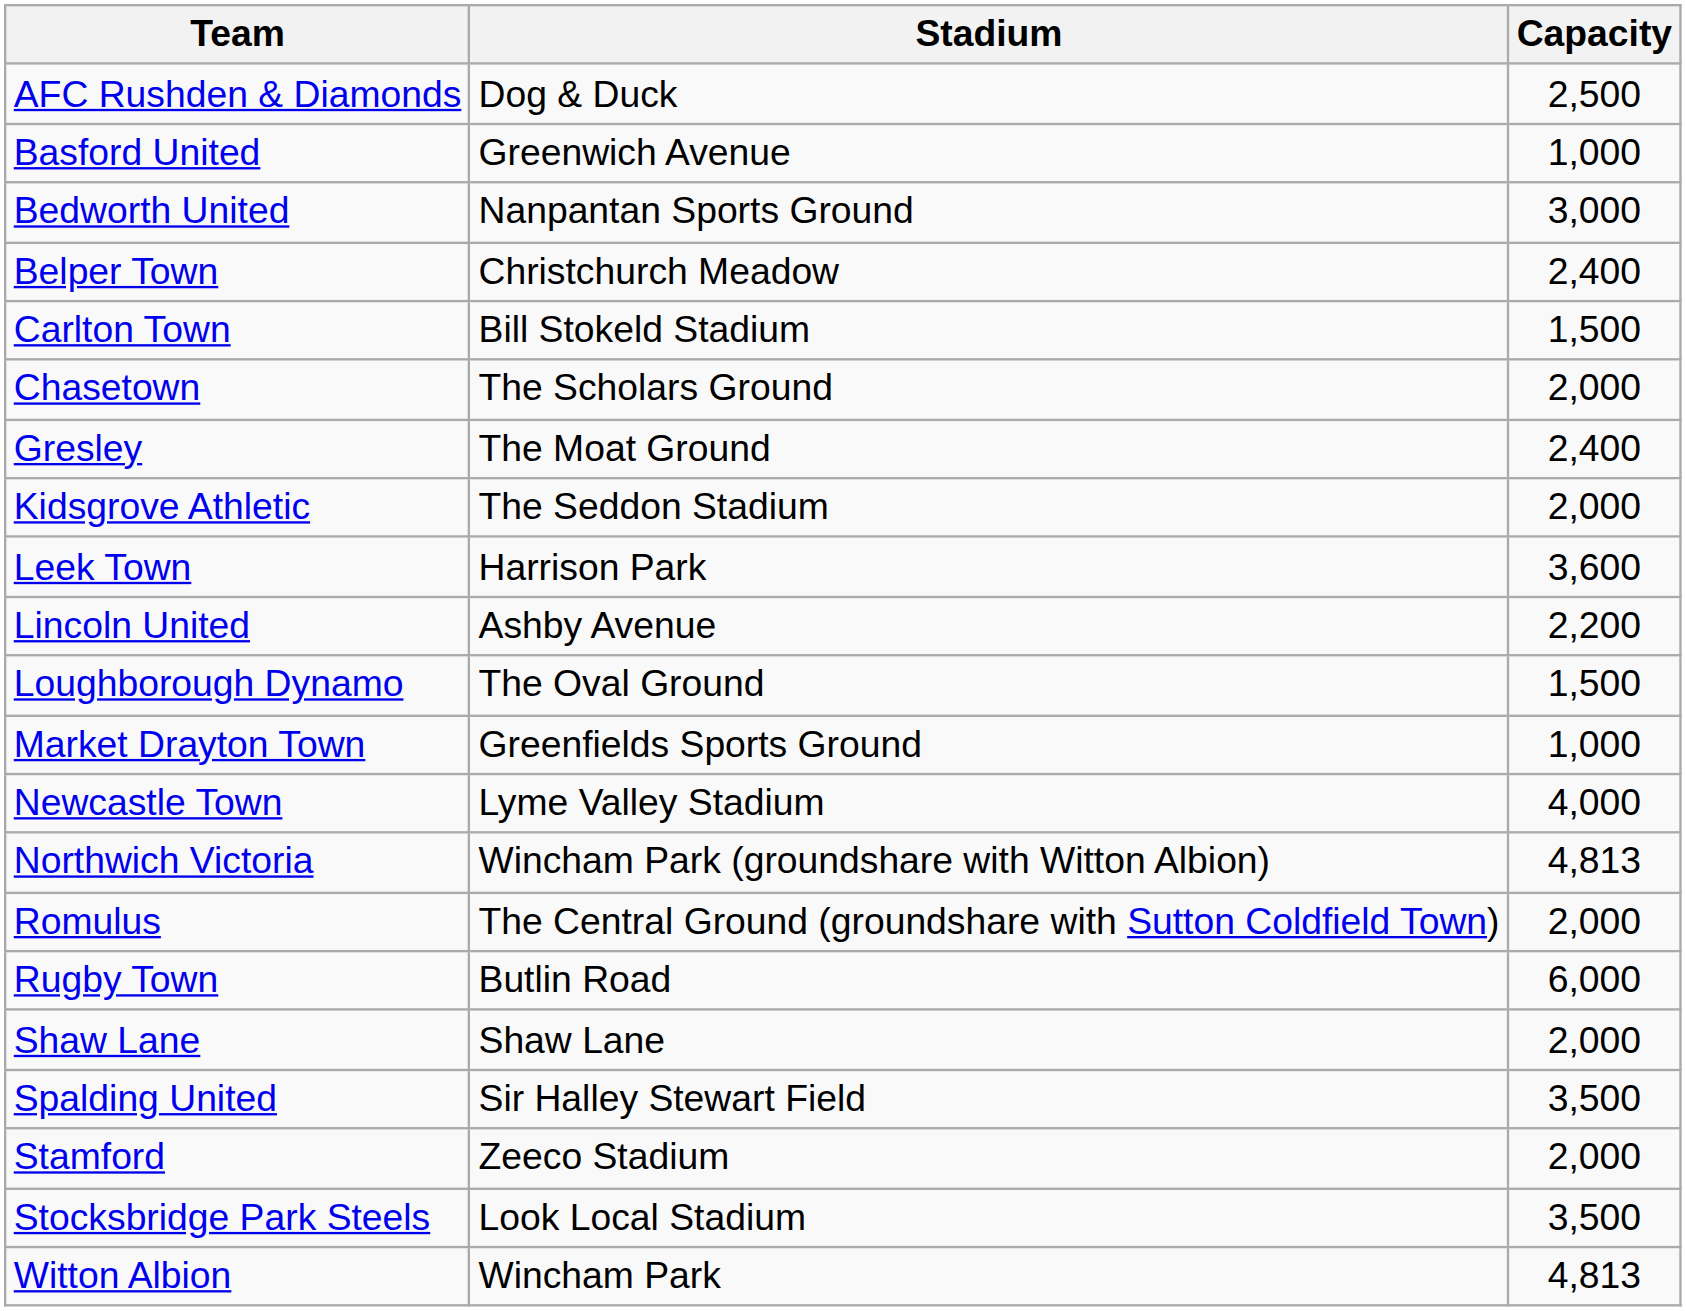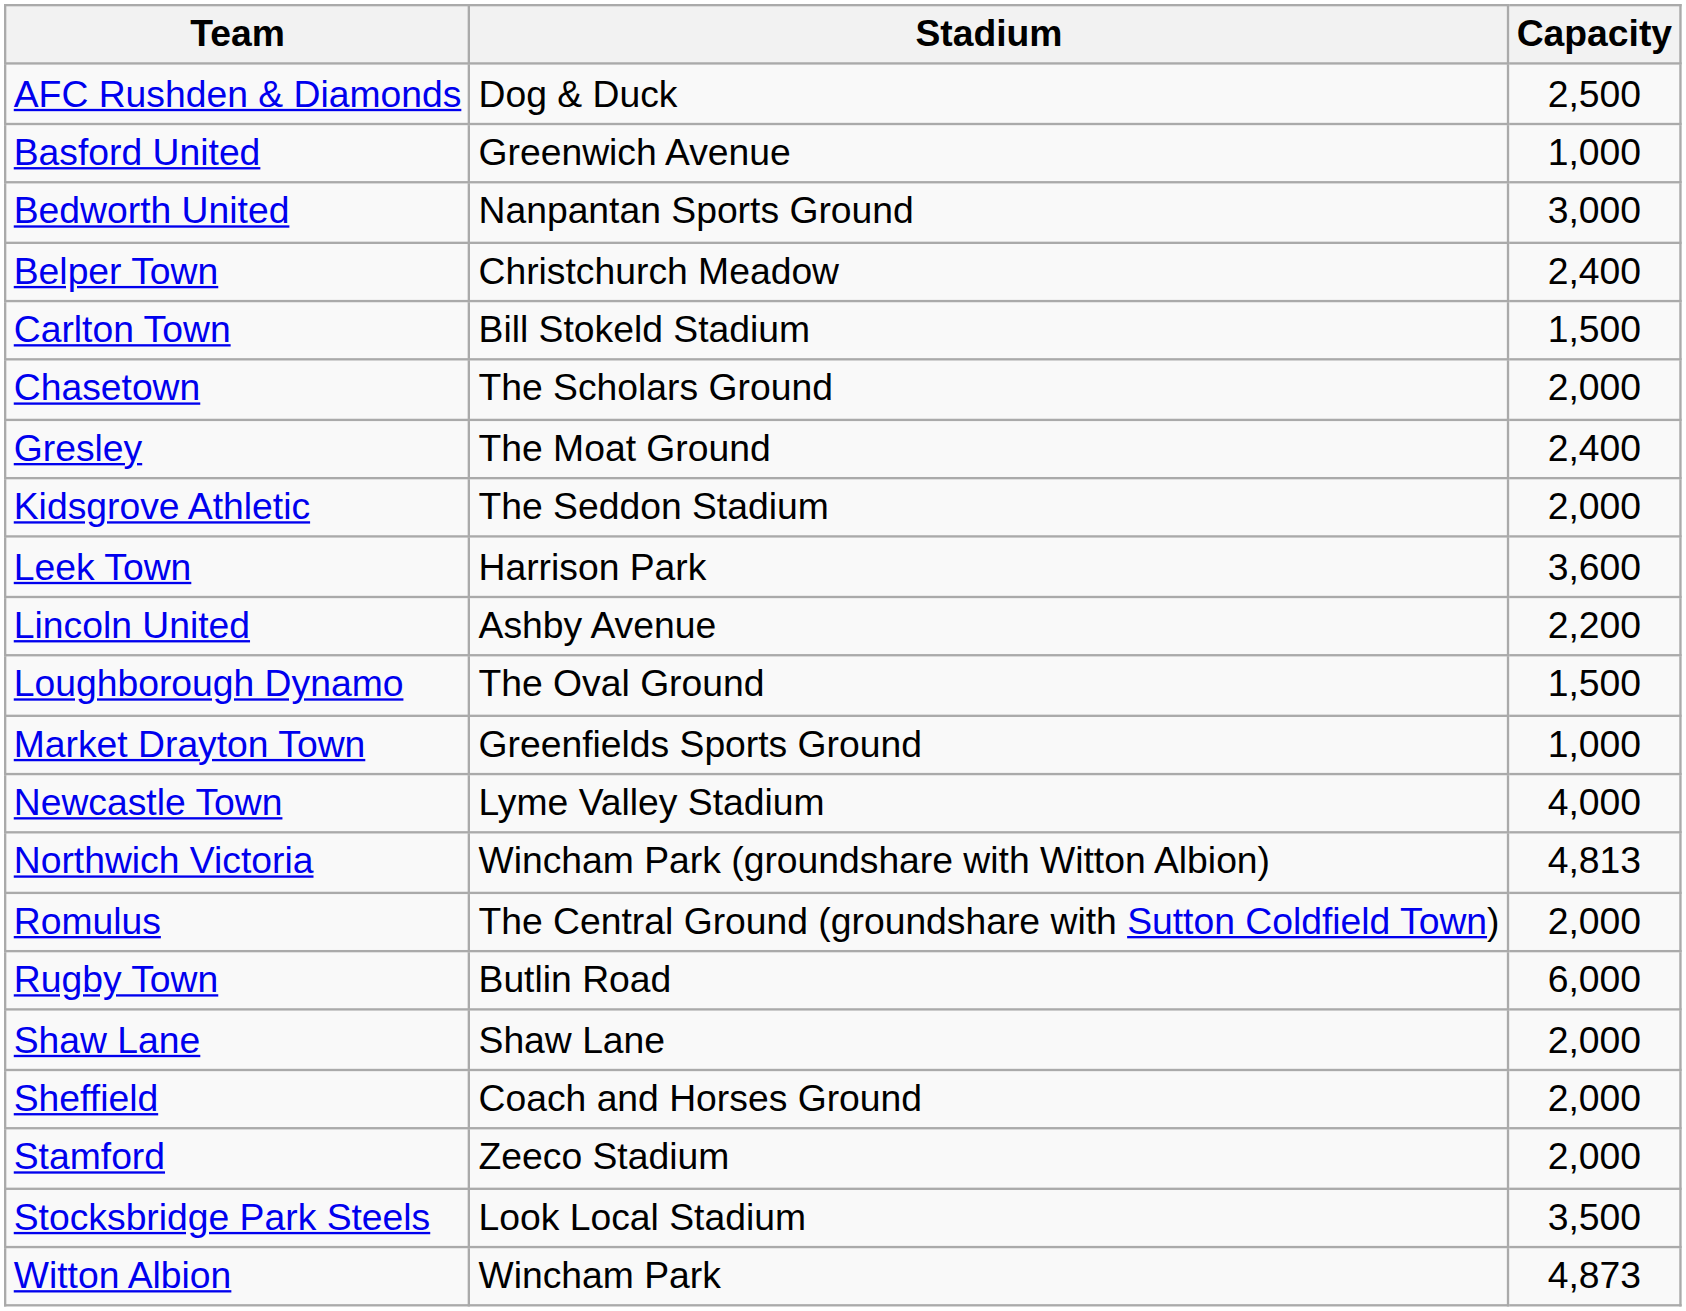+ row: (86, 1098)
- row: (145, 1098)
(1594, 1275) 4,813 -> (1594, 1275) 4,873
